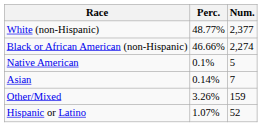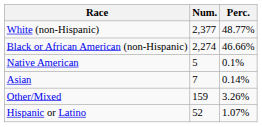columns swapped: (242, 12) <-> (209, 12)
